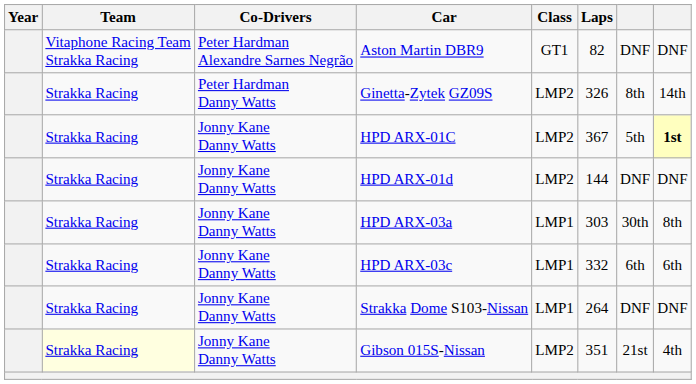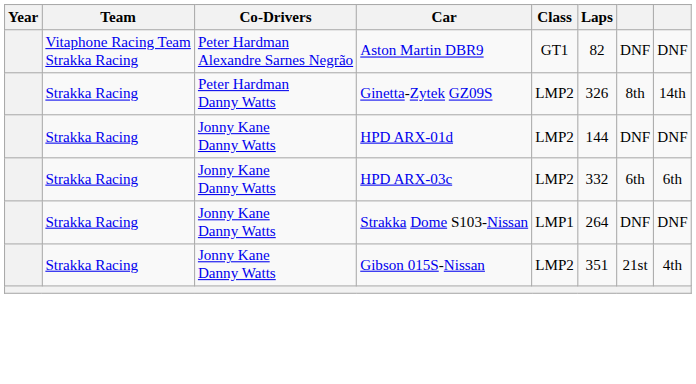- row: (408, 136)
- row: (406, 222)
(555, 265) LMP1 -> (555, 179) LMP2
(92, 350) lightyellow background -> (92, 265) no background
